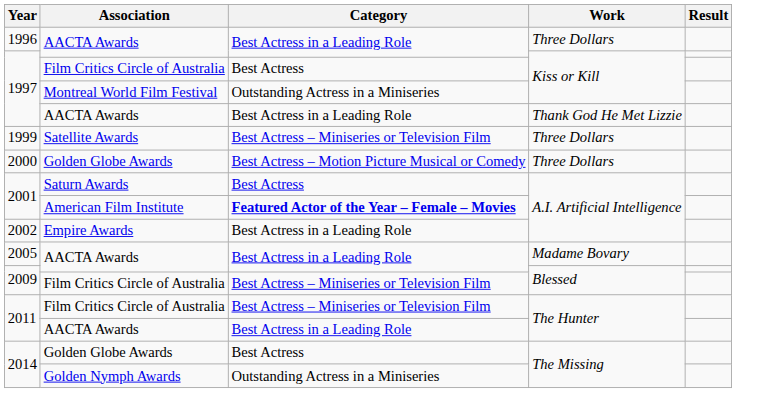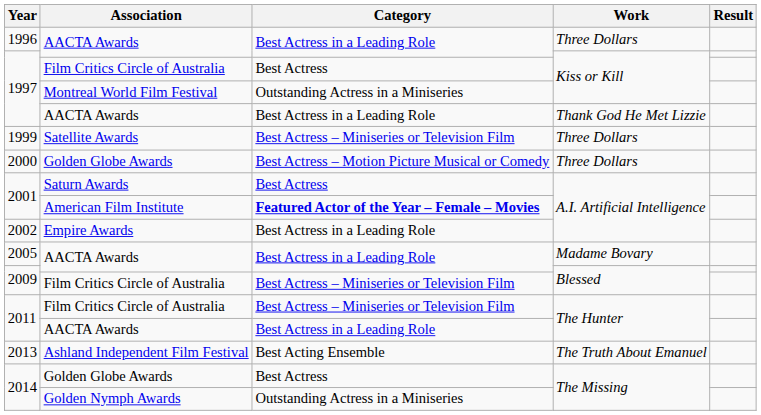+ row: (22, 352)
